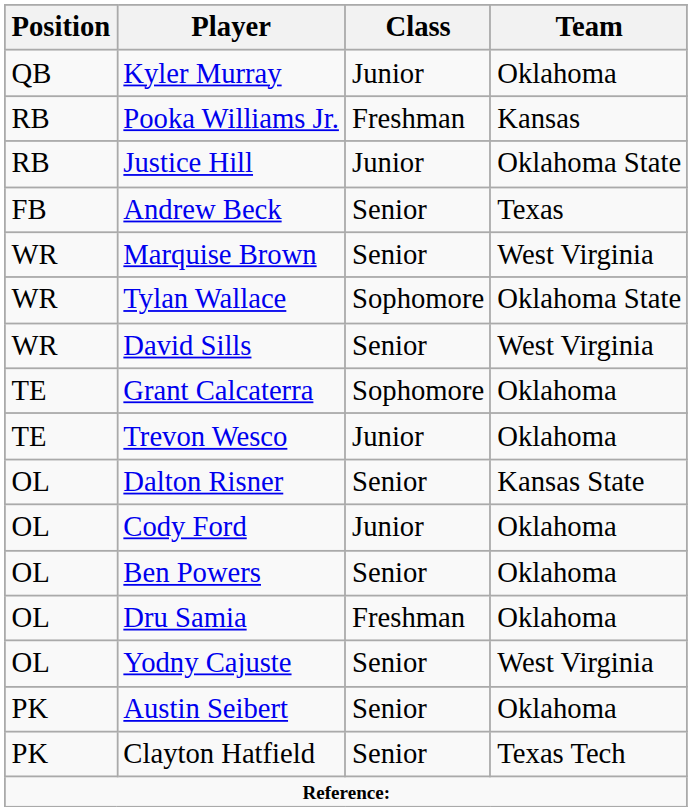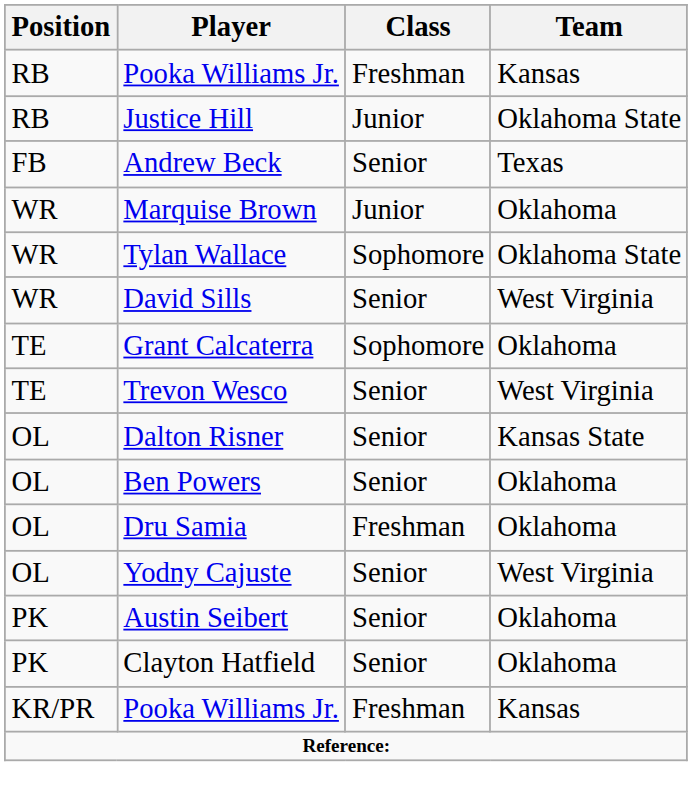- row: (31, 72)
(389, 254) Senior -> (388, 208) Junior
(576, 254) West Virginia -> (557, 208) Oklahoma
(388, 436) Junior -> (389, 390) Senior
(557, 436) Oklahoma -> (576, 390) West Virginia
- row: (31, 526)
(562, 753) Texas Tech -> (557, 663) Oklahoma
+ row: (53, 708)
